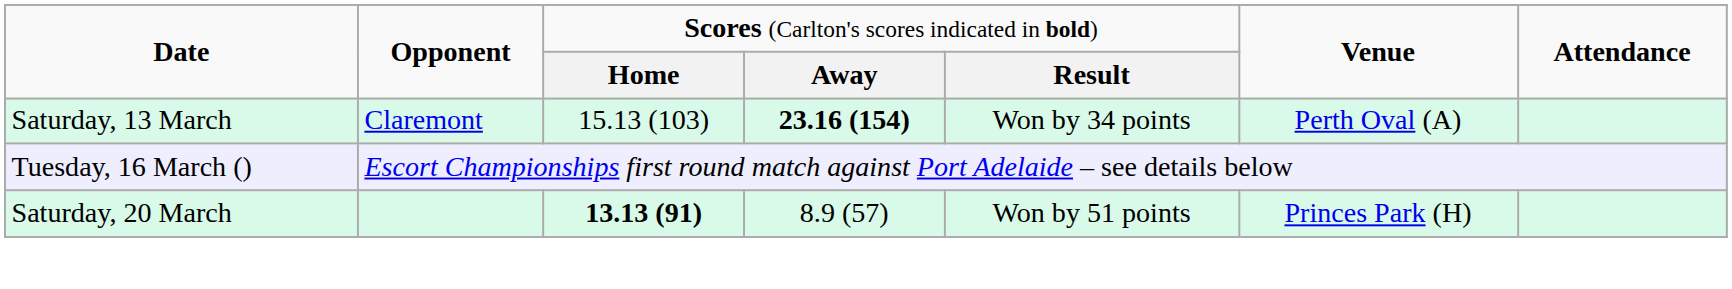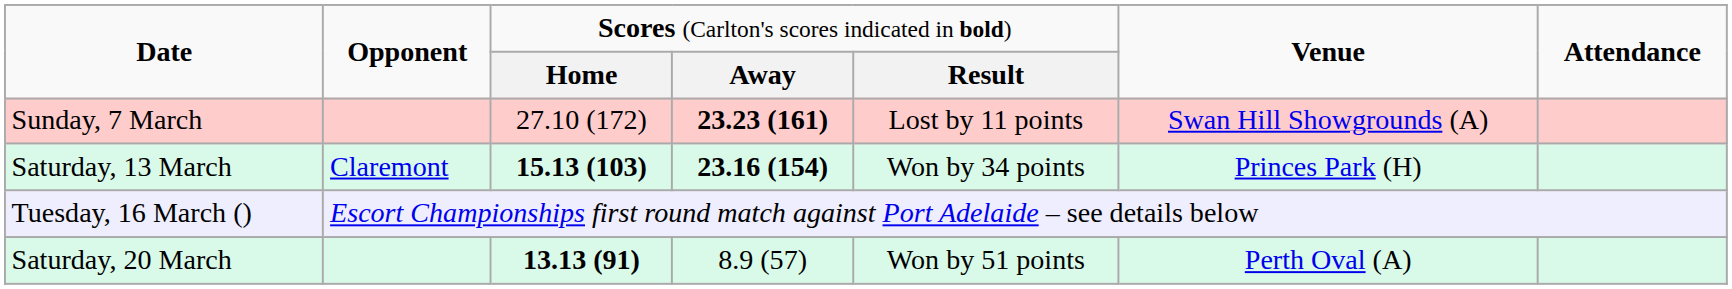+ row: (107, 120)
(644, 120) normal -> (582, 166) bold
(1378, 120) Perth Oval (A) -> (1328, 166) Princes Park (H)
(1378, 213) Princes Park (H) -> (1328, 259) Perth Oval (A)
